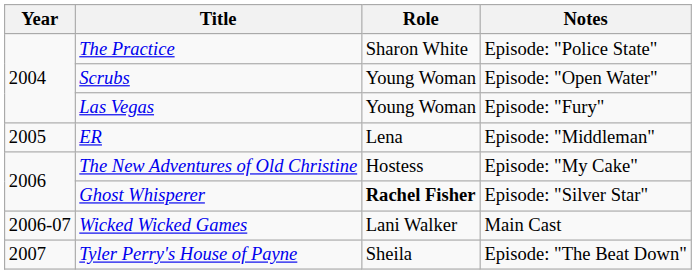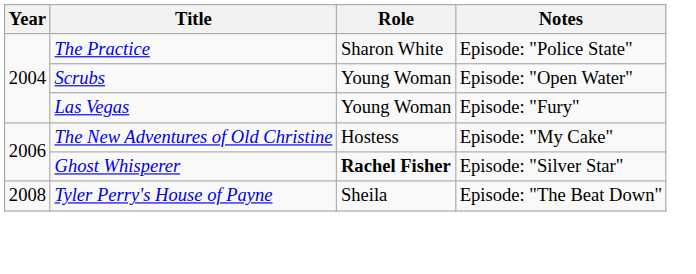- row: (91, 136)
- row: (163, 225)
(27, 254) 2007 -> (27, 195) 2008
